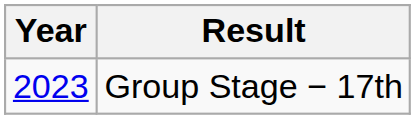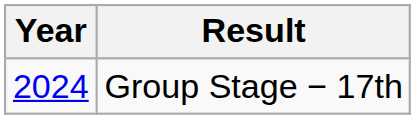(51, 85) 2023 -> (51, 85) 2024
